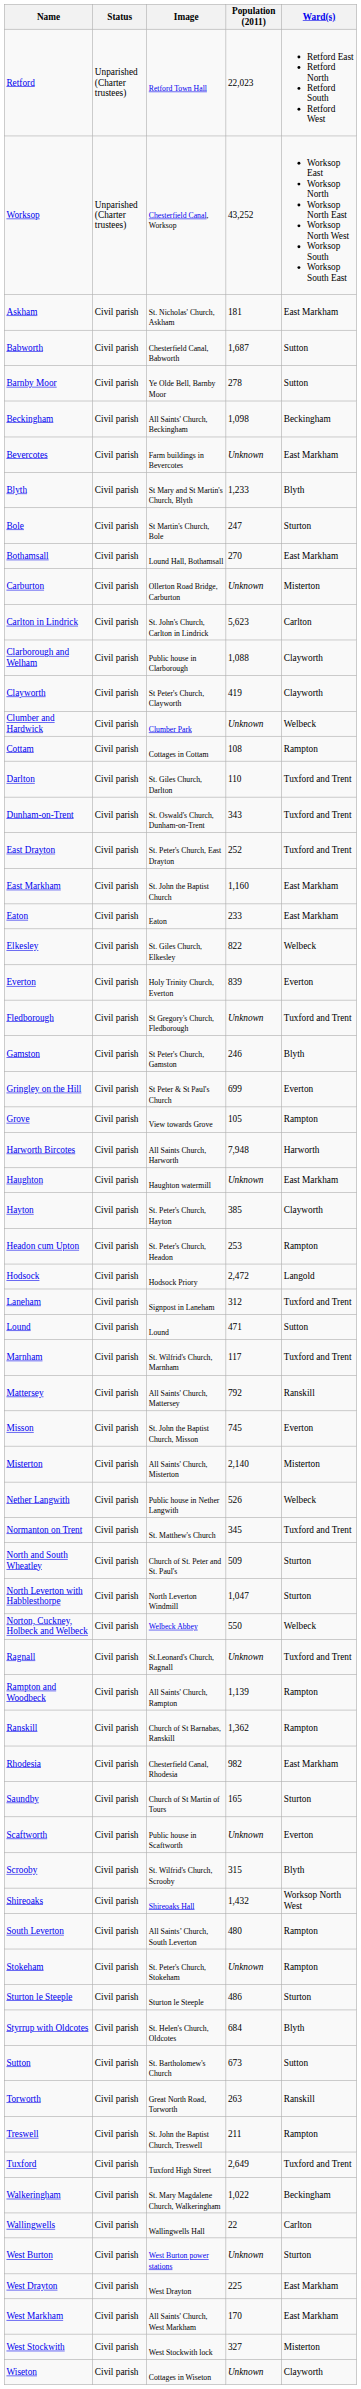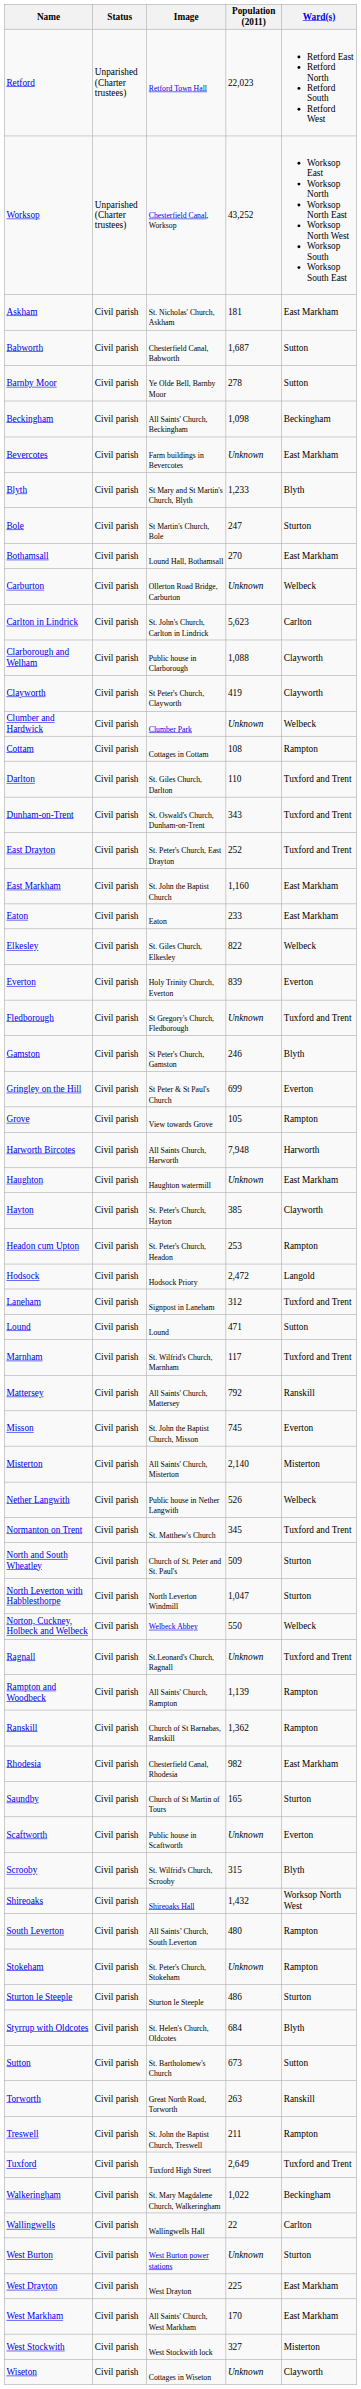(302, 586) Misterton -> (300, 586) Welbeck
